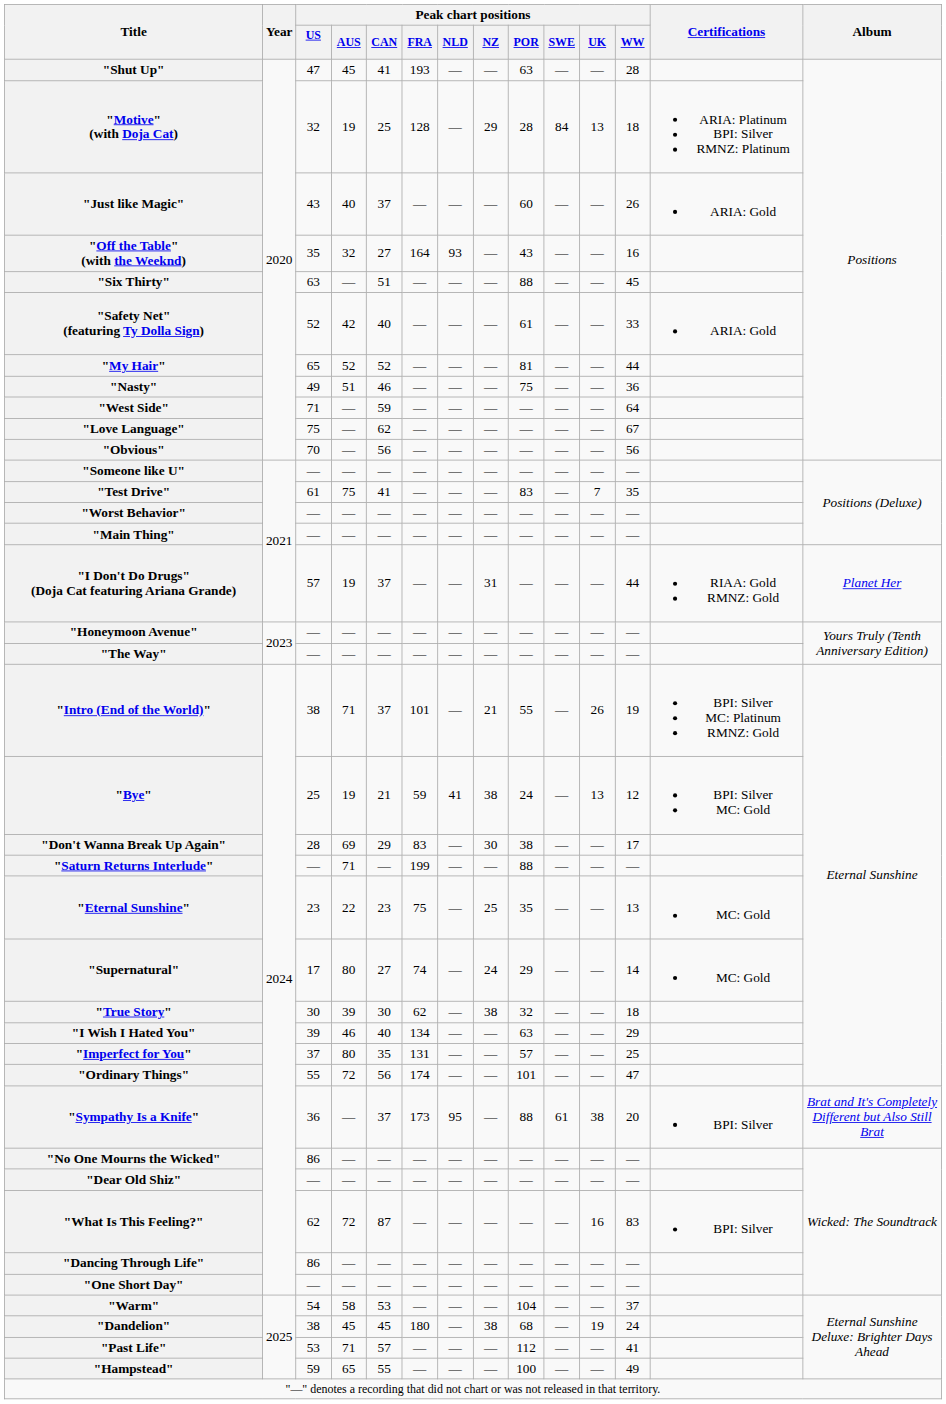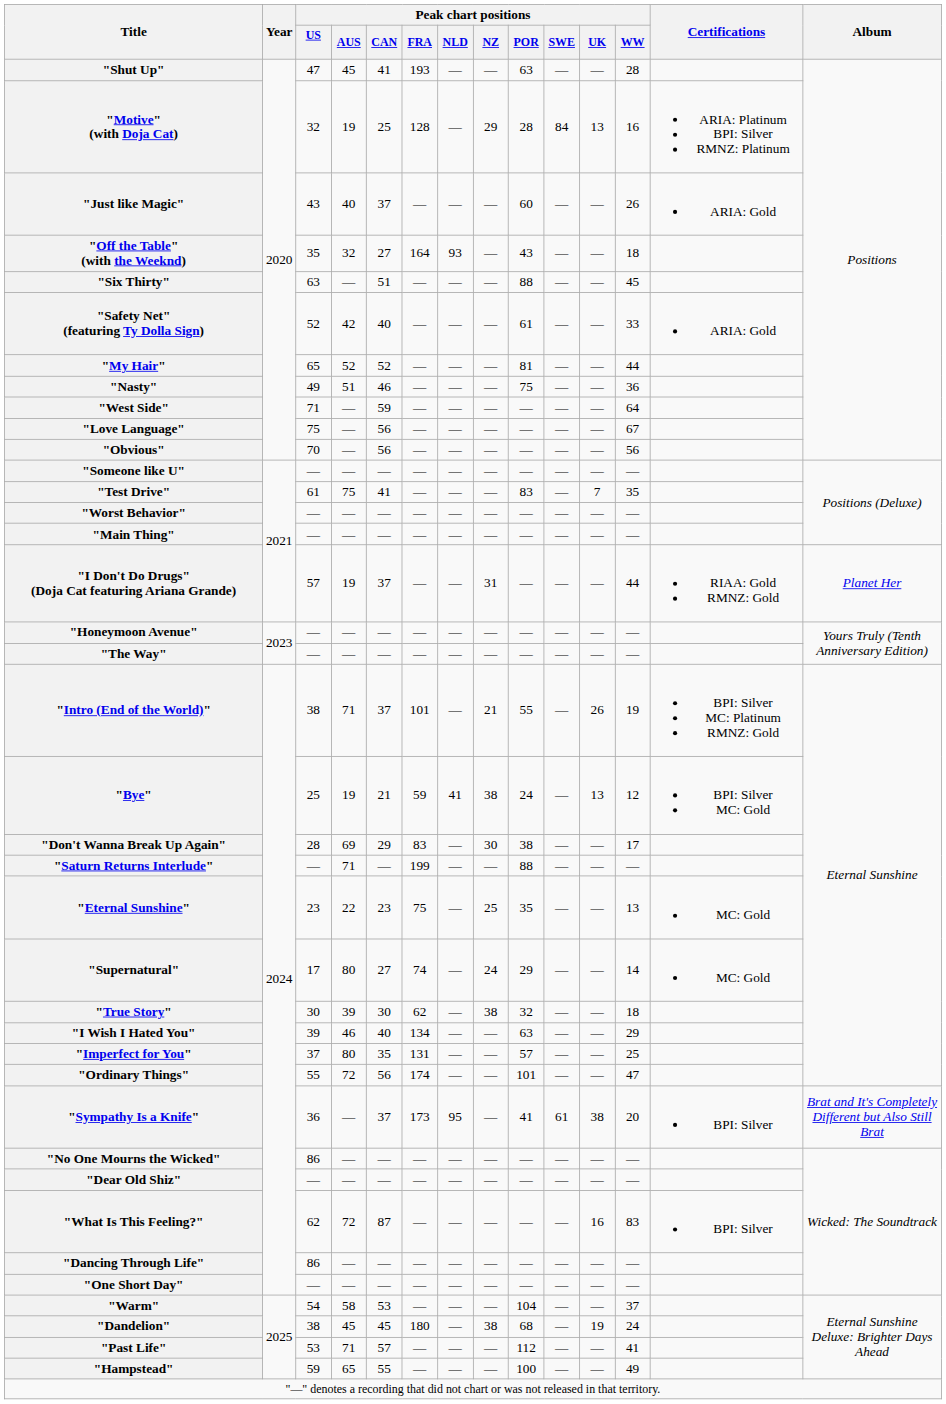(633, 126) 18 -> (633, 126) 16
(633, 253) 16 -> (633, 253) 18
(384, 428) 62 -> (384, 428) 56
(526, 1116) 88 -> (526, 1116) 41
